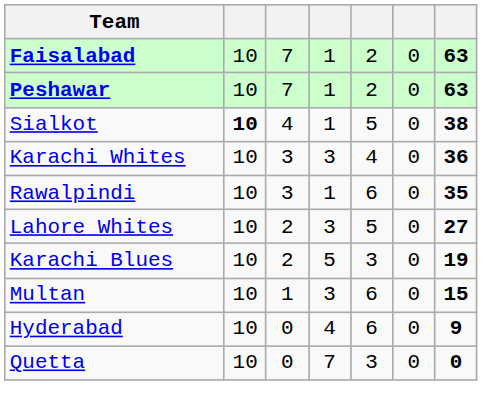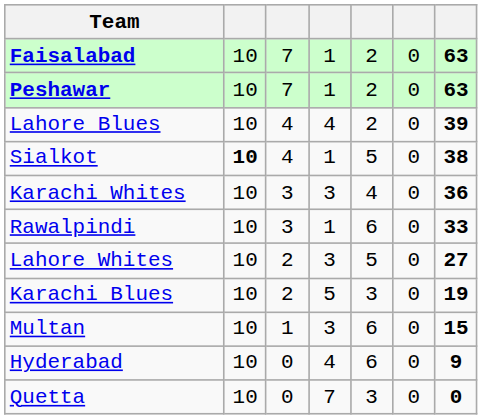+ row: (85, 124)
(456, 192) 35 -> (456, 227) 33
